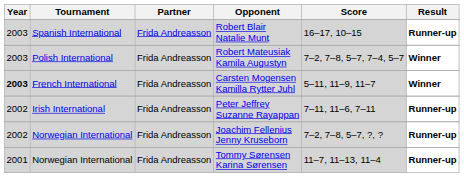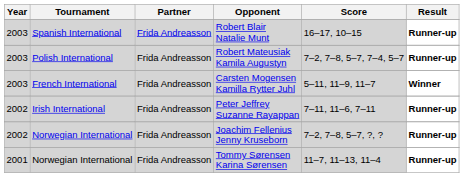(425, 58) Winner -> (433, 58) Runner-up
(17, 84) bold -> (17, 84) normal
